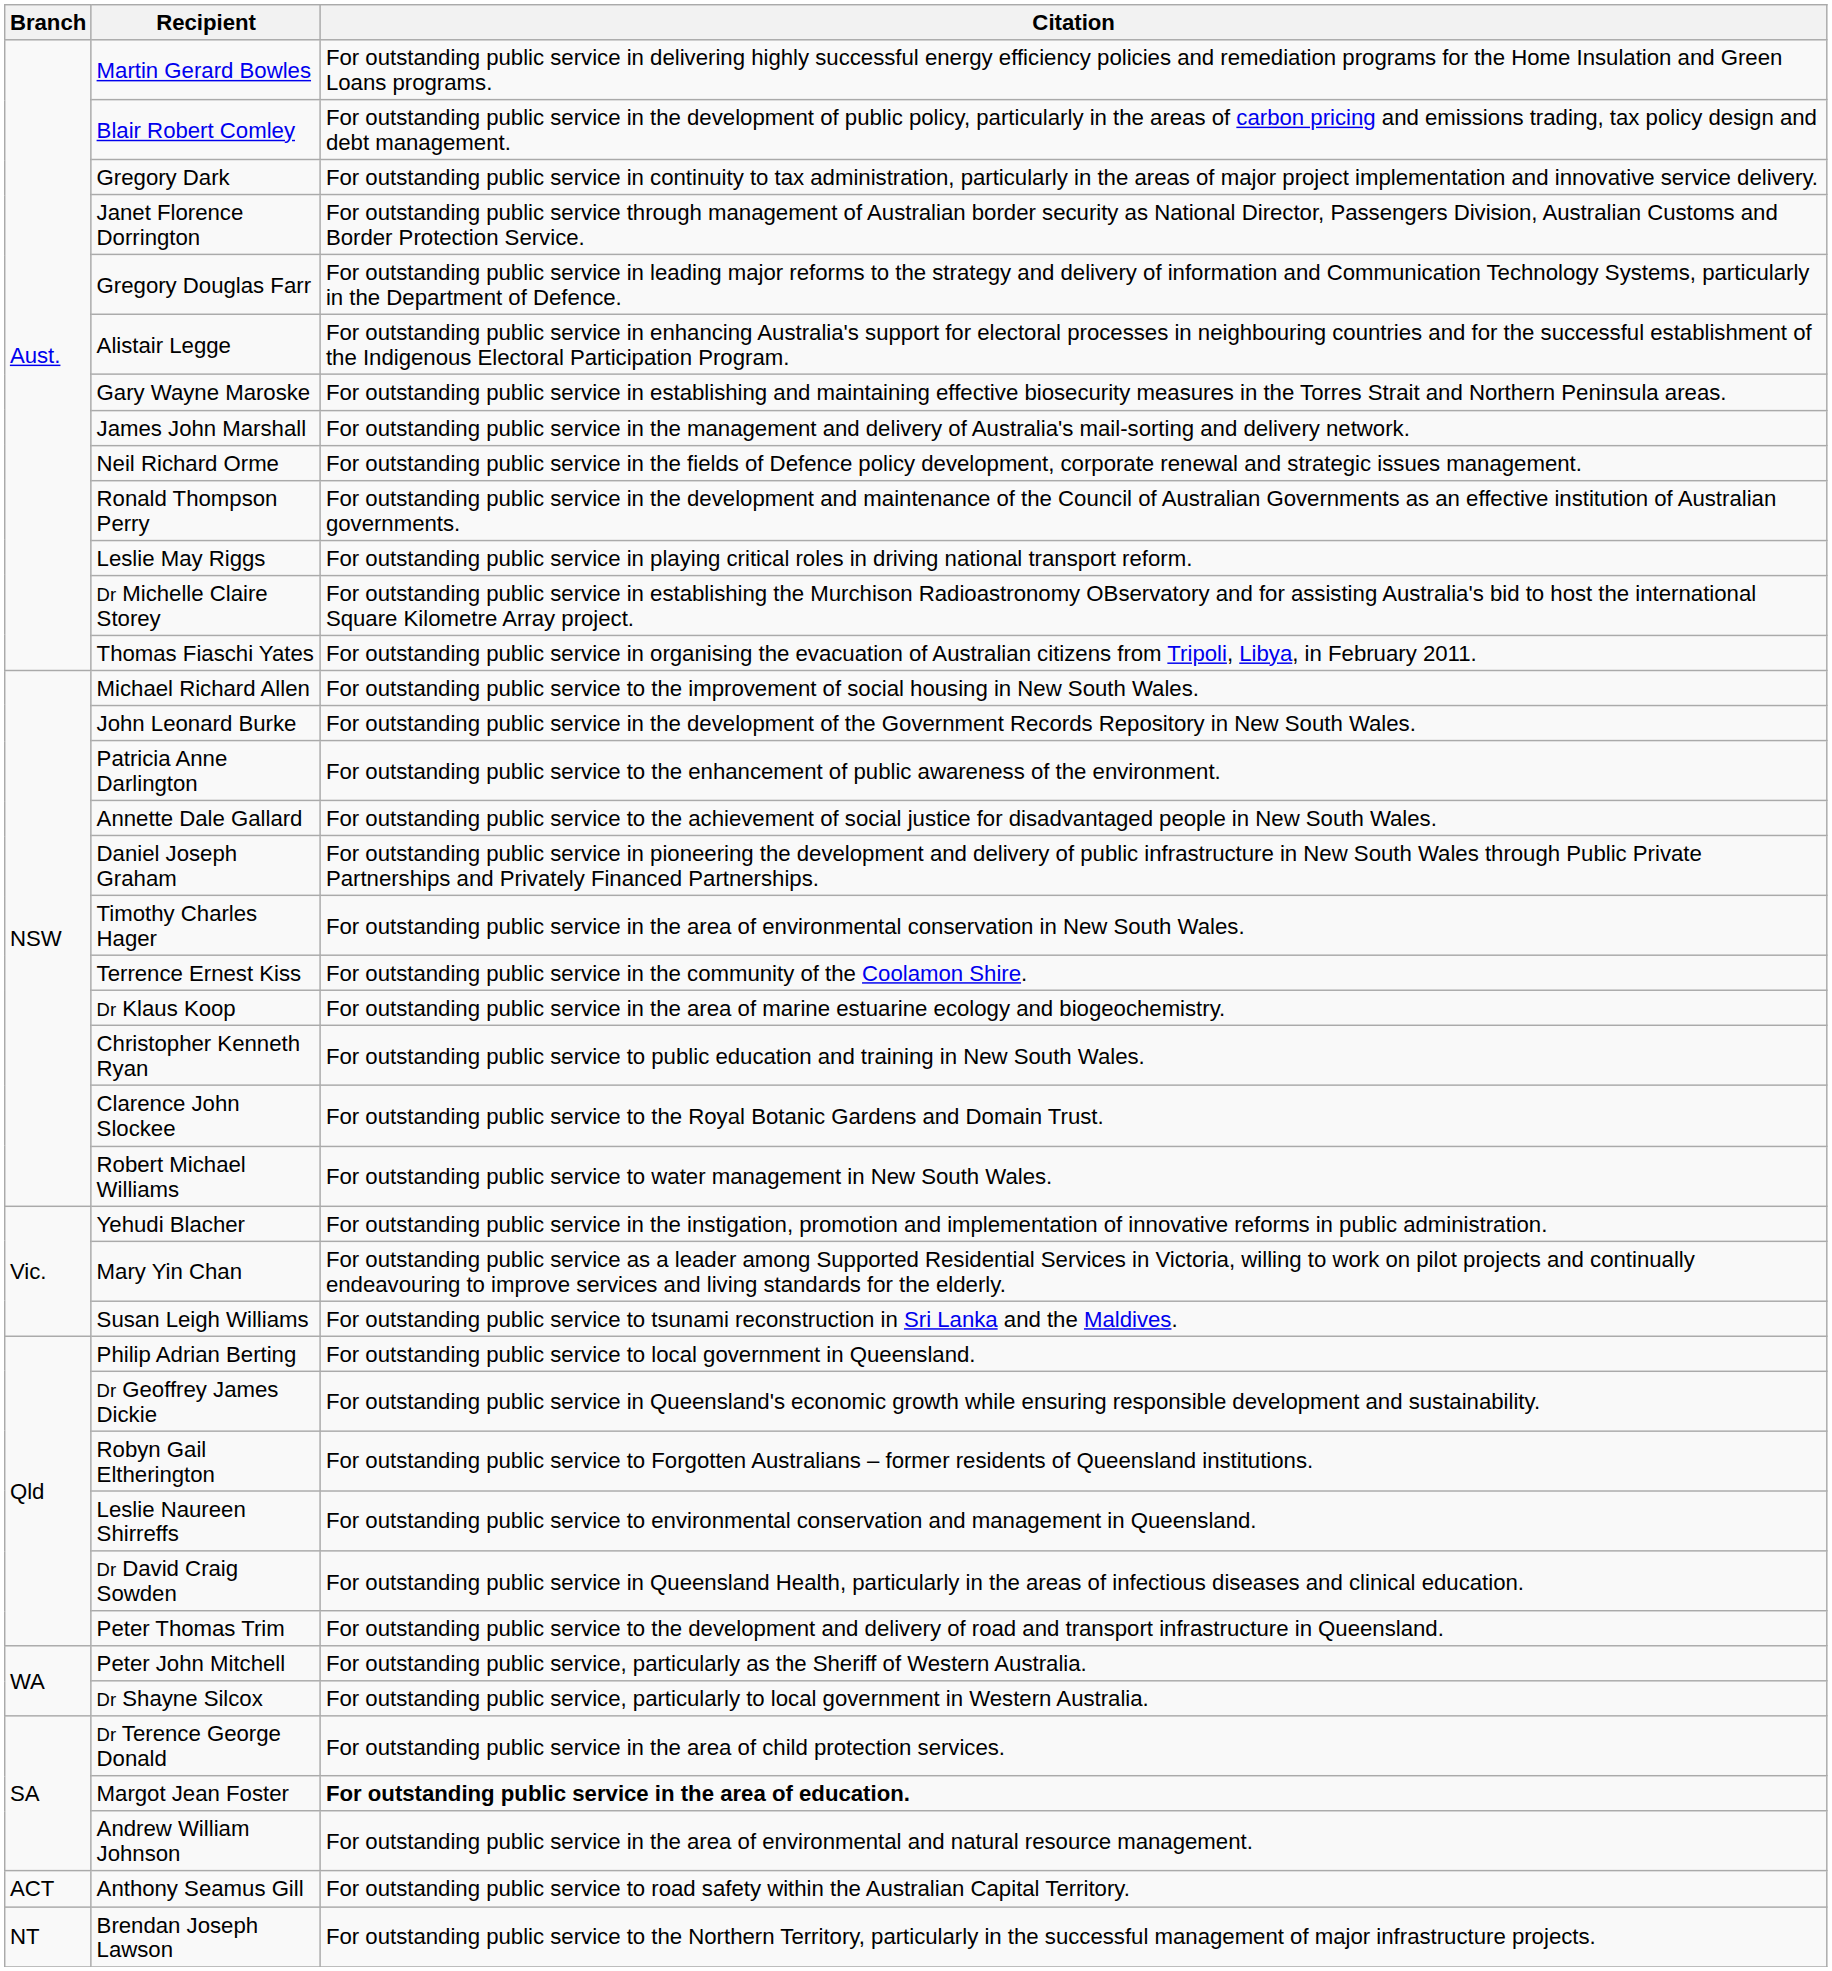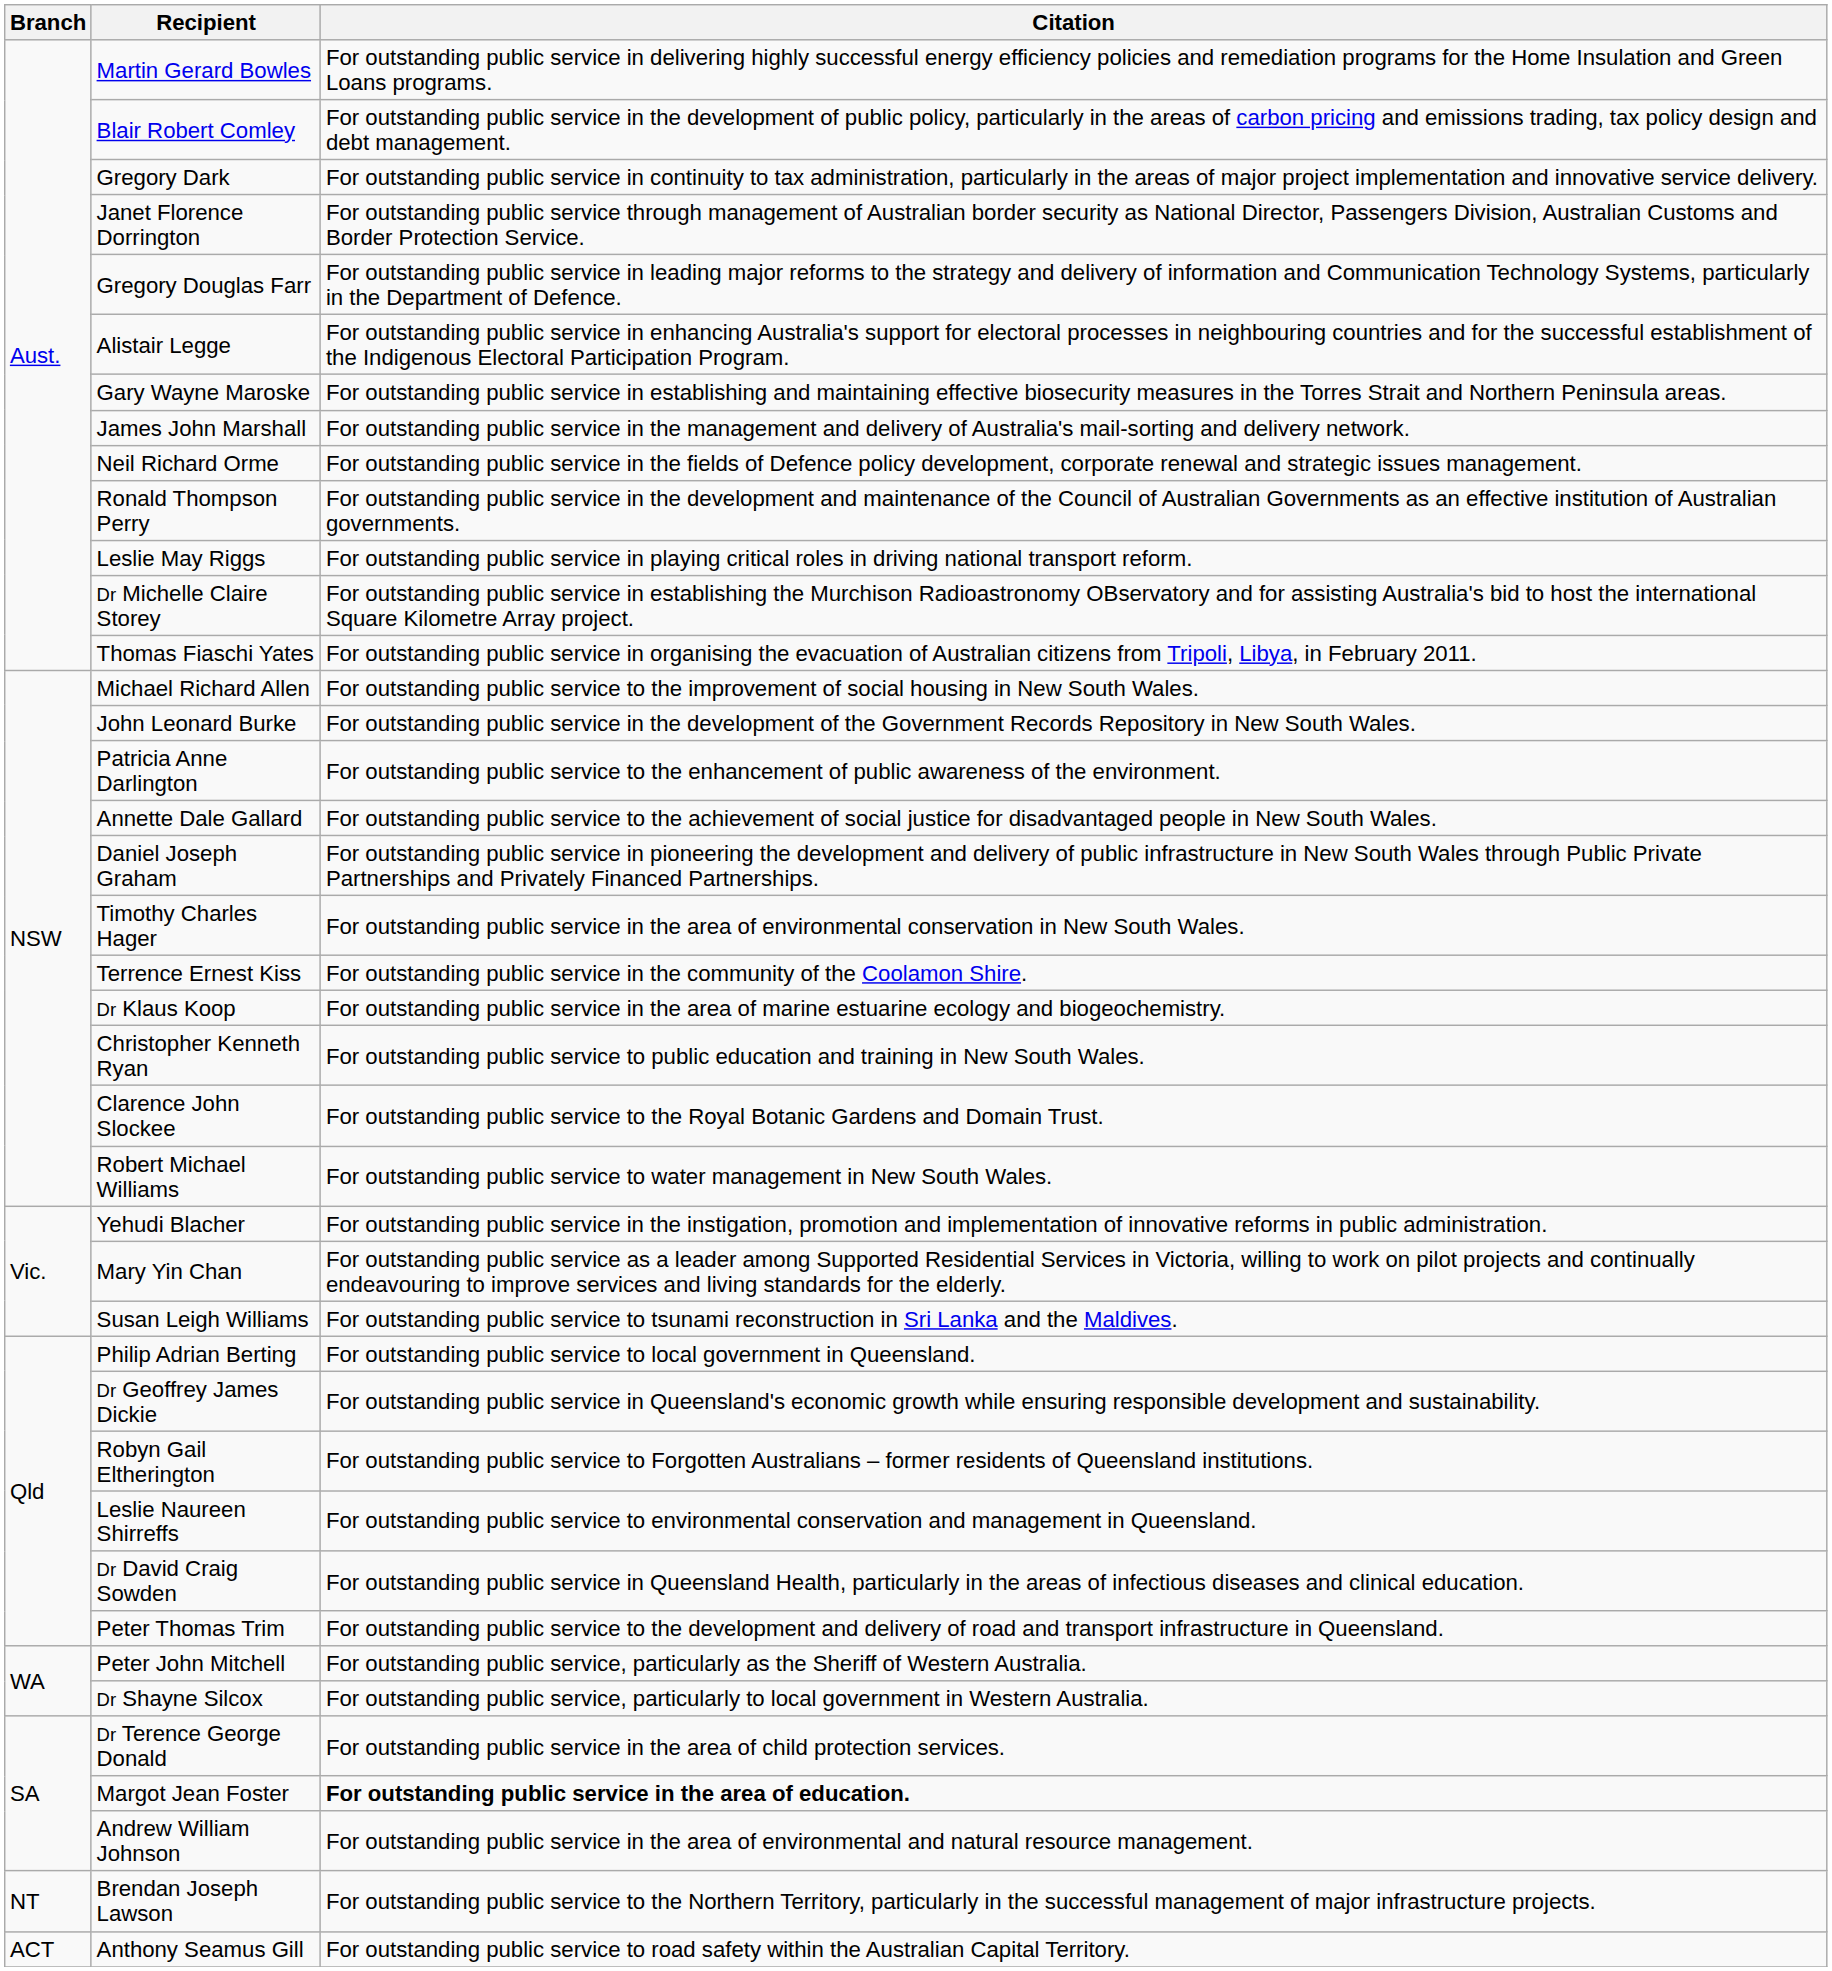rows swapped: (200, 1889) <-> (177, 1937)
